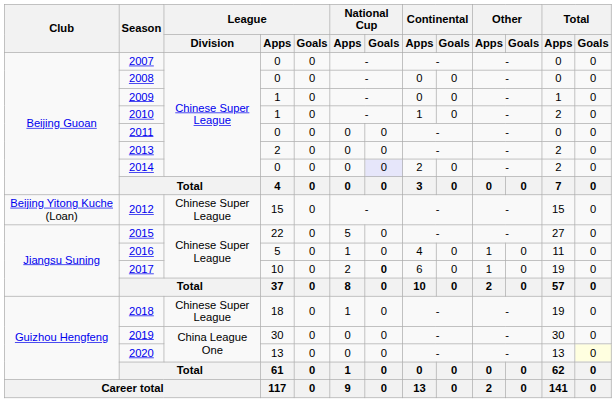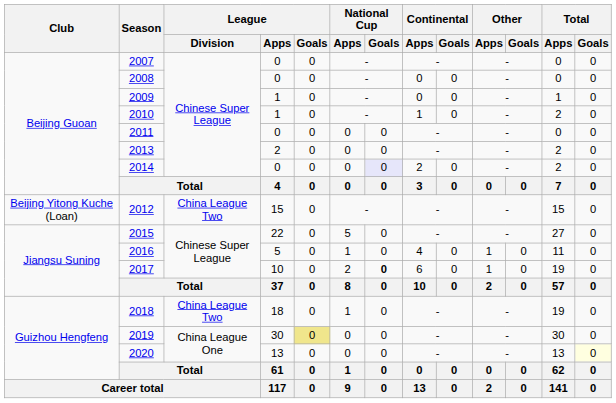(212, 209) Chinese Super League -> (212, 209) China League Two
(212, 311) Chinese Super League -> (212, 311) China League Two
(312, 335) no background -> (312, 335) khaki background
